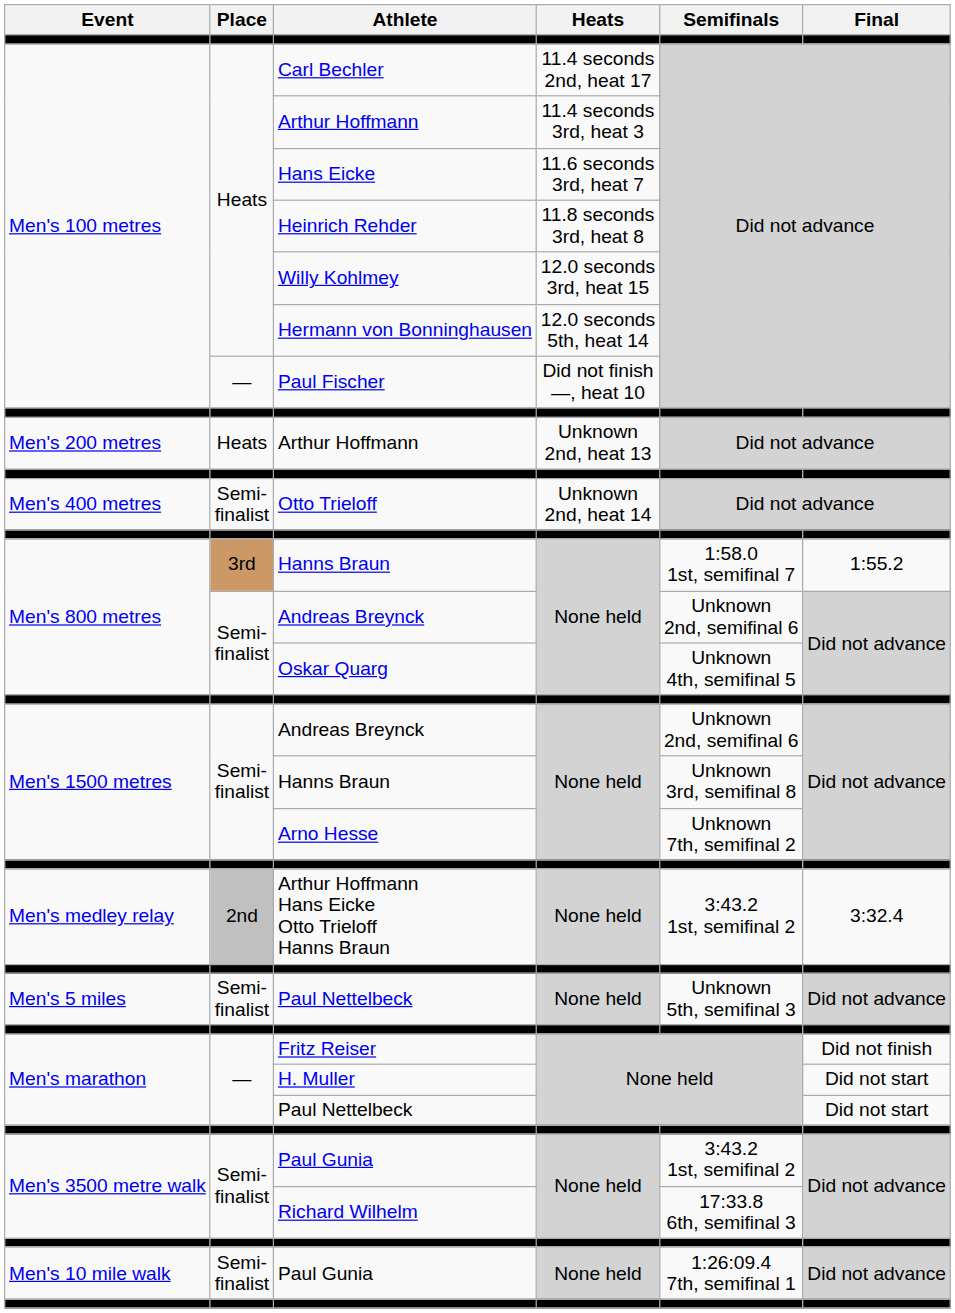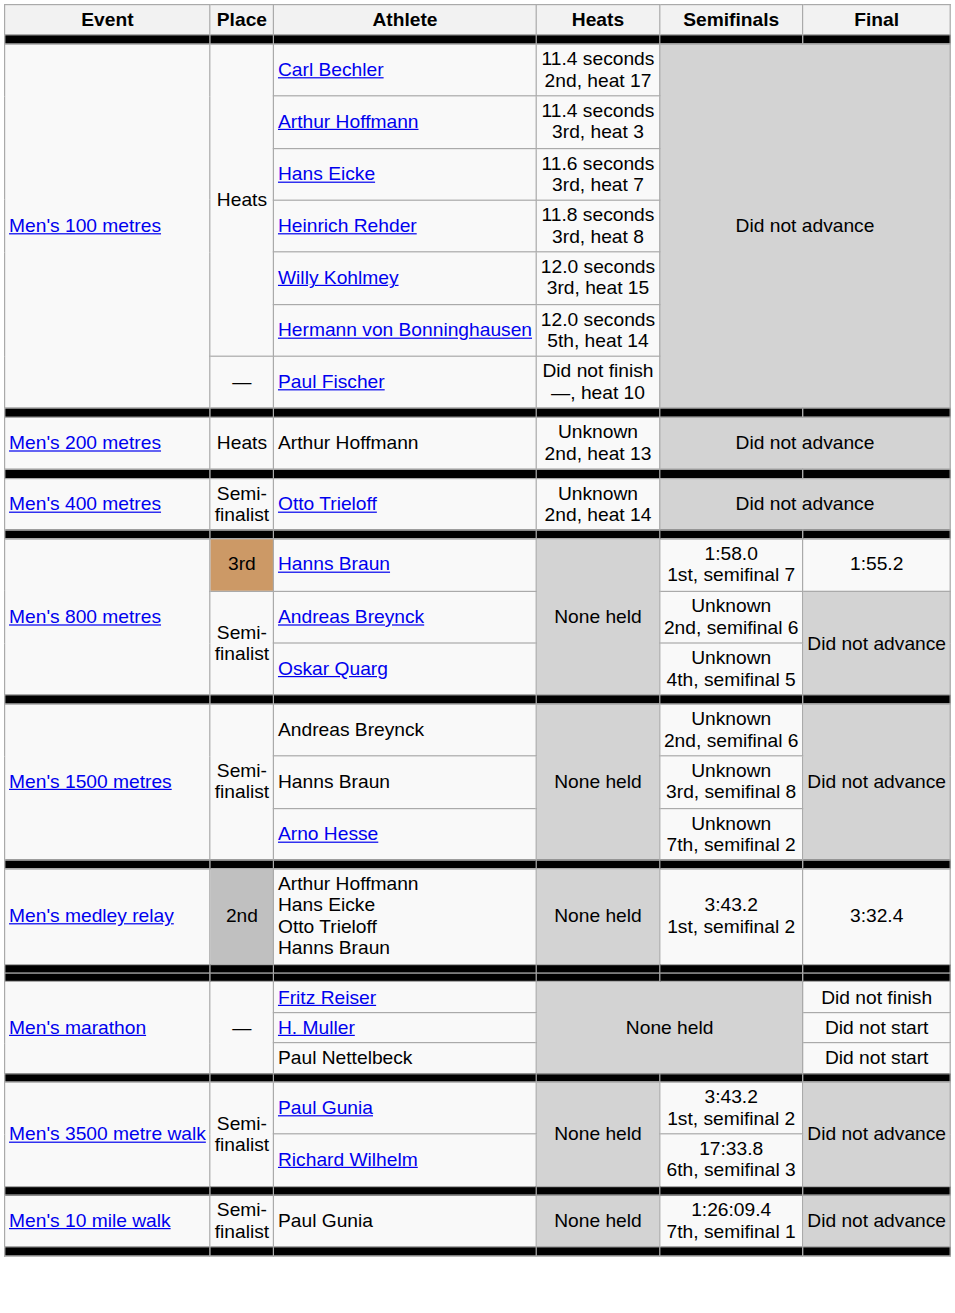- row: (67, 998)
